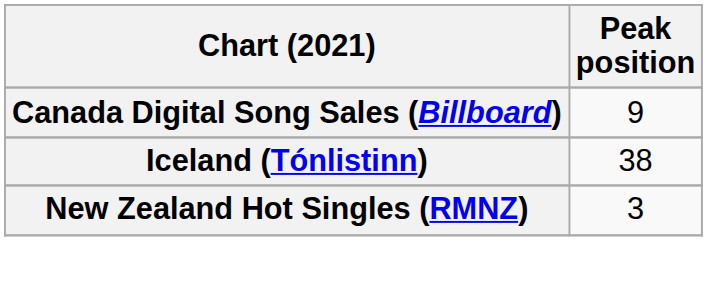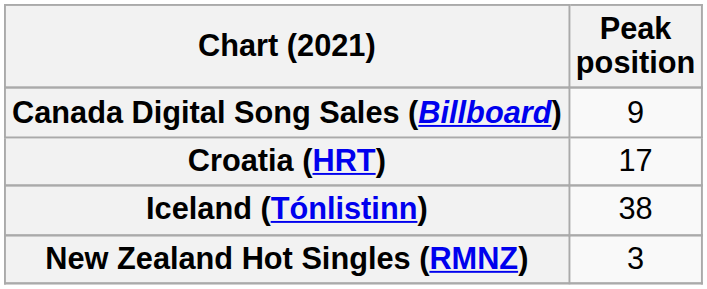+ row: (287, 160)
